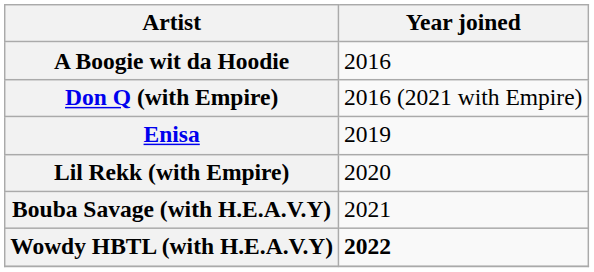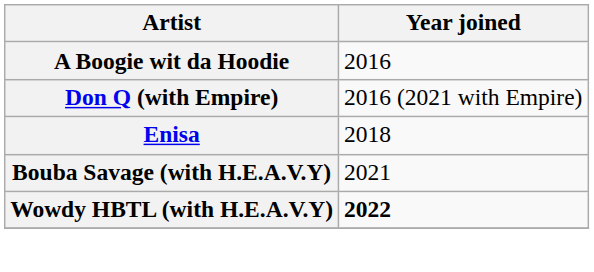(368, 135) 2019 -> (368, 135) 2018
- row: (172, 172)
